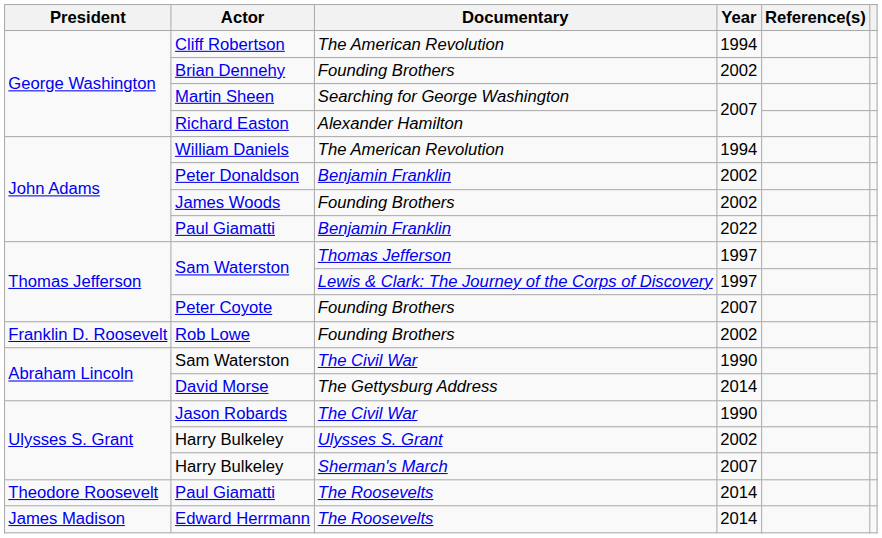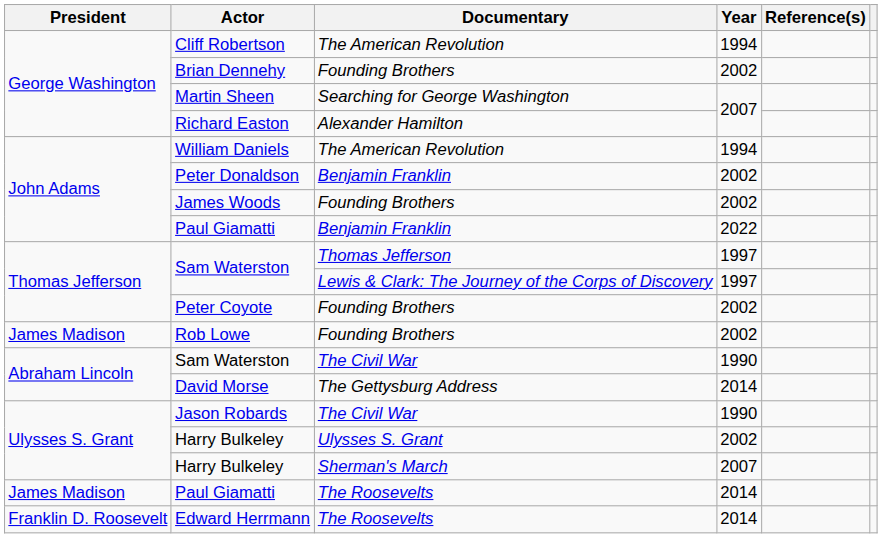(739, 307) 2007 -> (739, 307) 2002
(88, 334) Franklin D. Roosevelt -> (67, 334) James Madison
(83, 492) Theodore Roosevelt -> (67, 492) James Madison
(67, 519) James Madison -> (88, 519) Franklin D. Roosevelt
